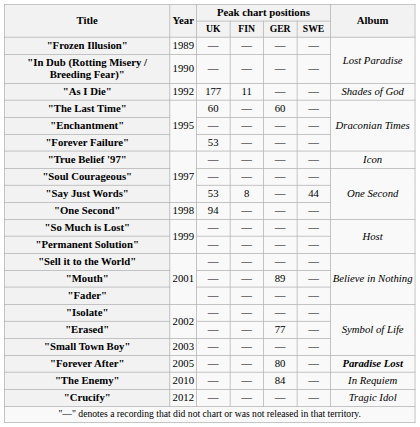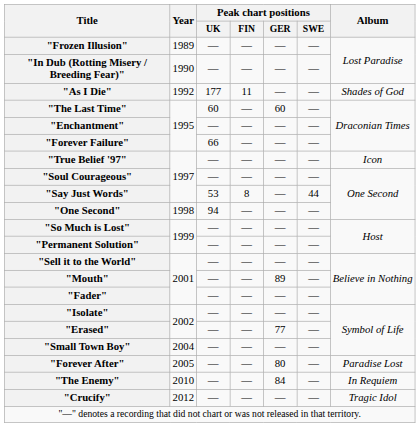(213, 142) 53 -> (213, 142) 66
(183, 346) 2003 -> (183, 346) 2004
(373, 363) bold -> (373, 363) normal
